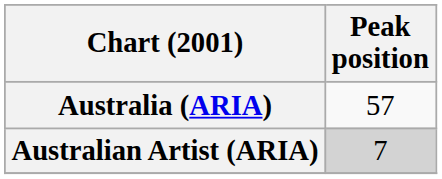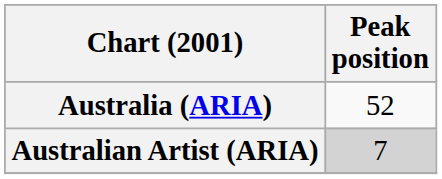(380, 104) 57 -> (380, 104) 52
